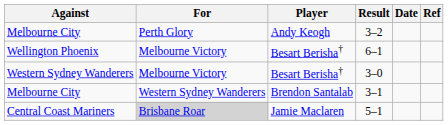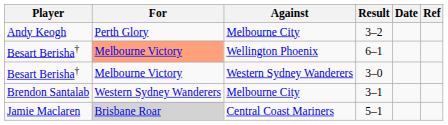columns swapped: (312, 13) <-> (70, 13)
(183, 51) no background -> (138, 51) lightsalmon background
